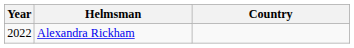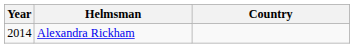(19, 33) 2022 -> (19, 33) 2014
